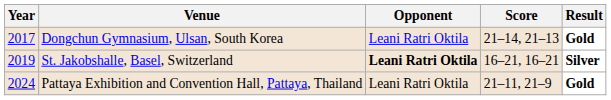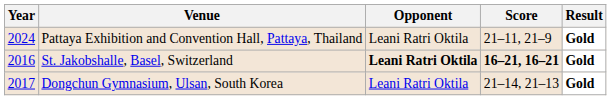rows swapped: (162, 38) <-> (202, 83)
(21, 61) 2019 -> (21, 61) 2016
(521, 61) normal -> (521, 61) bold
(583, 61) Silver -> (580, 61) Gold
